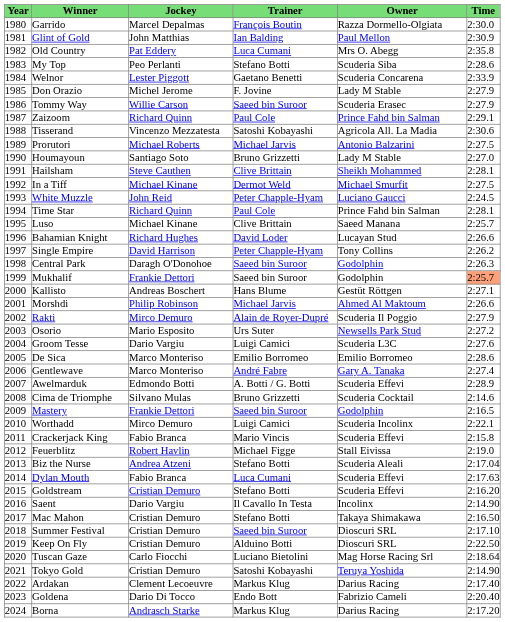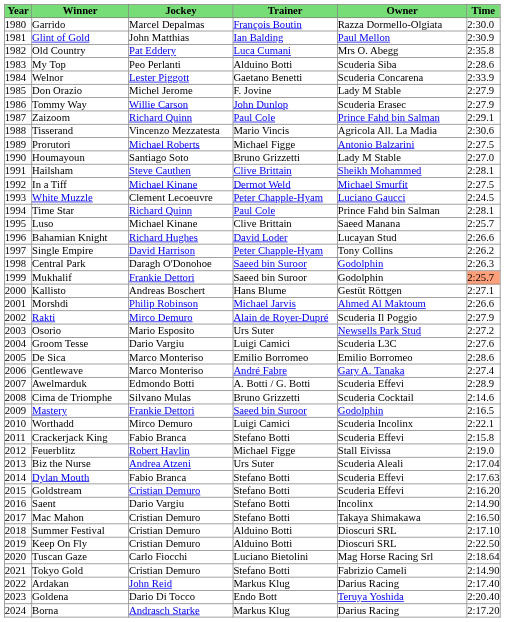(262, 64) Stefano Botti -> (263, 64) Alduino Botti
(270, 104) Saeed bin Suroor -> (261, 104) John Dunlop
(273, 131) Satoshi Kobayashi -> (261, 131) Mario Vincis
(265, 144) Michael Jarvis -> (264, 144) Michael Figge
(151, 197) John Reid -> (171, 197) Clement Lecoeuvre
(261, 437) Mario Vincis -> (262, 437) Stefano Botti
(262, 464) Stefano Botti -> (254, 464) Urs Suter
(262, 477) Luca Cumani -> (262, 477) Stefano Botti
(273, 504) Il Cavallo In Testa -> (262, 504) Stefano Botti
(270, 530) Saeed bin Suroor -> (263, 530) Alduino Botti
(273, 570) Satoshi Kobayashi -> (262, 570) Stefano Botti
(371, 570) Teruya Yoshida -> (372, 570) Fabrizio Cameli
(171, 583) Clement Lecoeuvre -> (151, 583) John Reid
(372, 597) Fabrizio Cameli -> (371, 597) Teruya Yoshida
